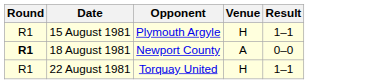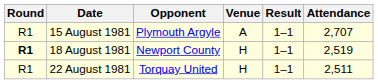+ column: (338, 13)
(243, 32) H -> (243, 32) A
(243, 50) A -> (243, 50) H
(283, 50) 0–0 -> (283, 50) 1–1
